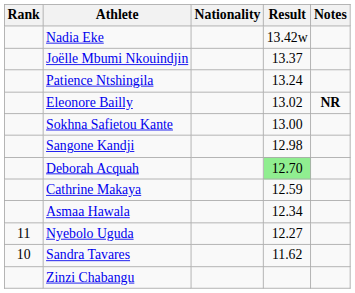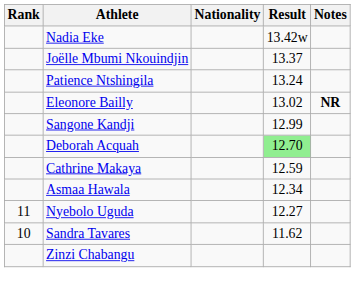- row: (110, 124)
(287, 146) 12.98 -> (287, 124) 12.99
